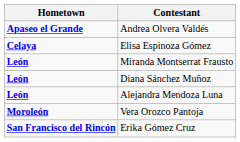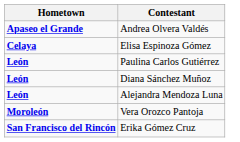+ row: (170, 62)
- row: (177, 62)
